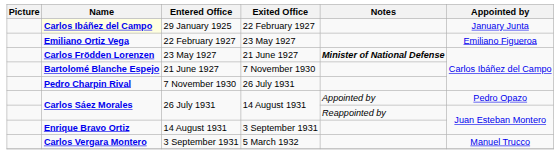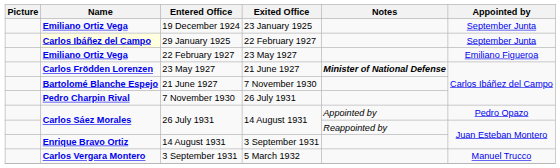+ row: (201, 26)
(500, 26) January Junta -> (501, 41) September Junta
